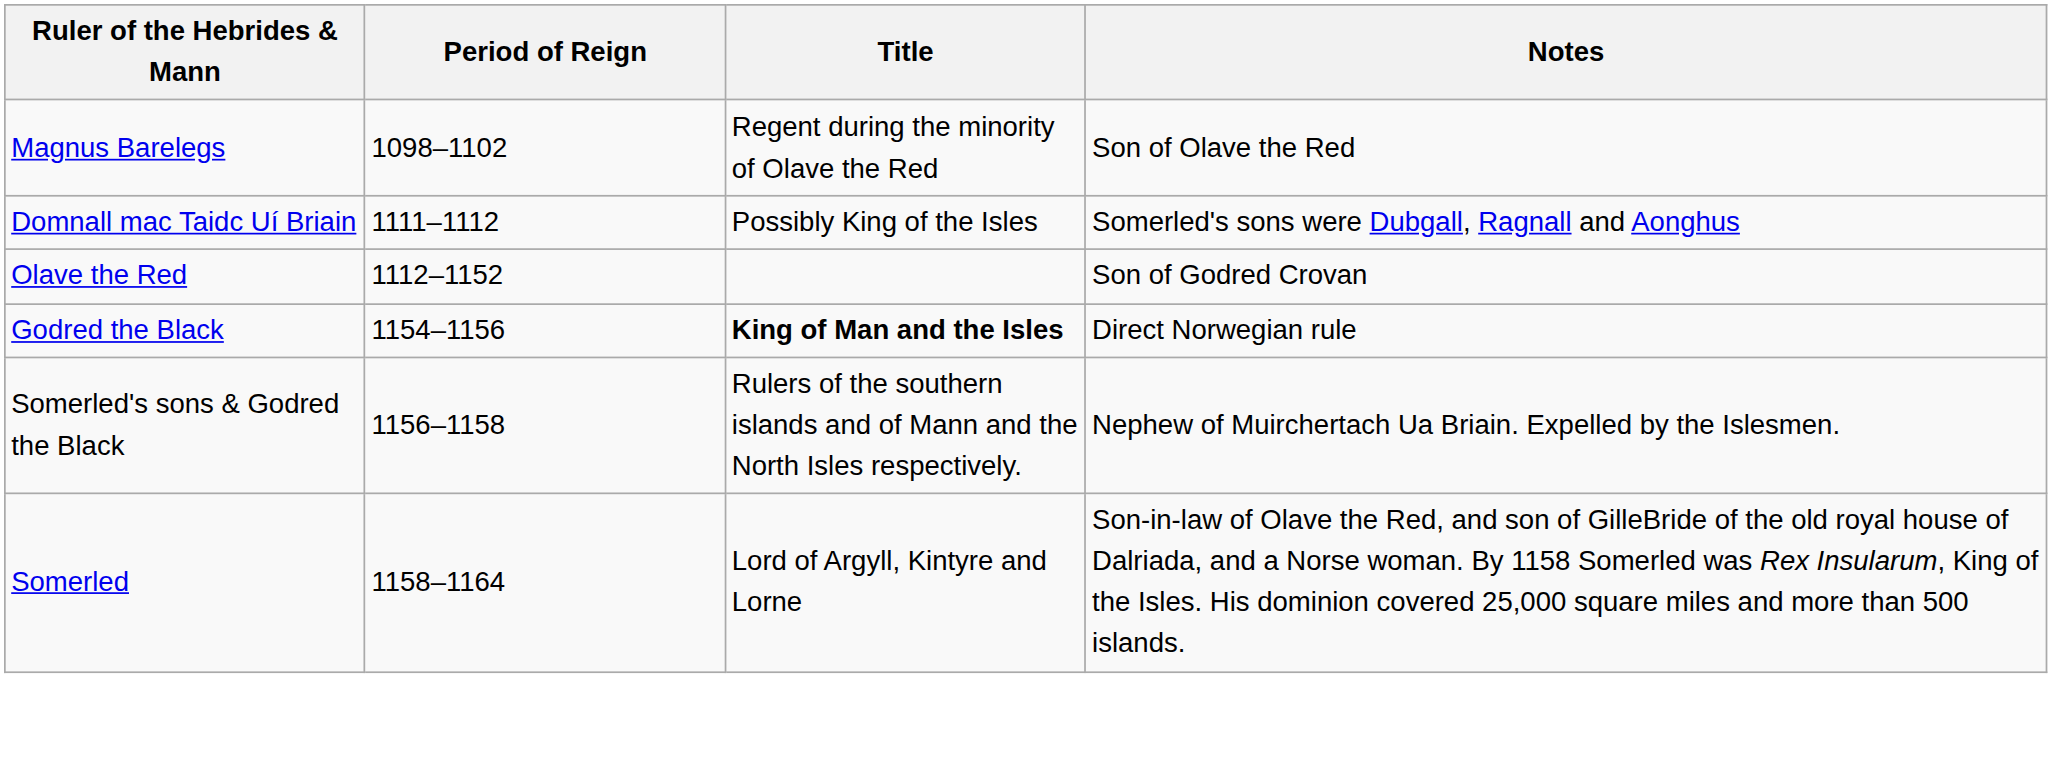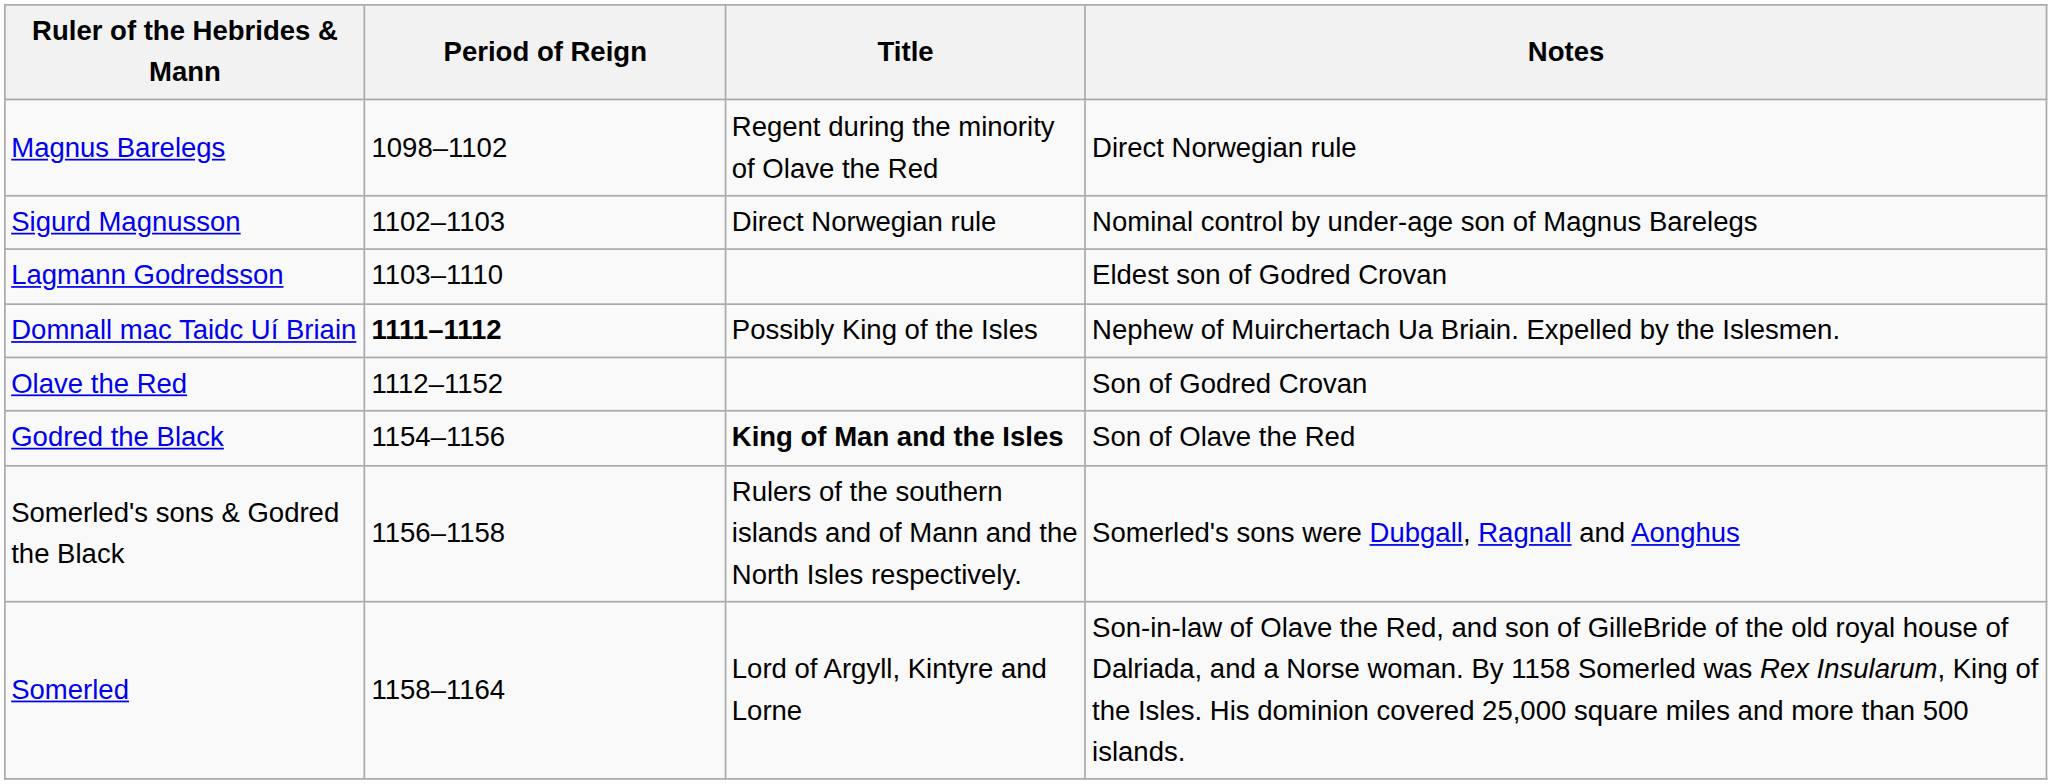(1224, 147) Son of Olave the Red -> (1224, 147) Direct Norwegian rule
+ row: (126, 221)
+ row: (147, 275)
(435, 221) normal -> (437, 329) bold
(1416, 221) Somerled's sons were Dubgall, Ragnall and Aonghus -> (1466, 329) Nephew of Muirchertach Ua Briain. Expelled by the Islesmen.
(1224, 329) Direct Norwegian rule -> (1224, 437) Son of Olave the Red
(1466, 425) Nephew of Muirchertach Ua Briain. Expelled by the Islesmen. -> (1416, 533) Somerled's sons were Dubgall, Ragnall and Aonghus
